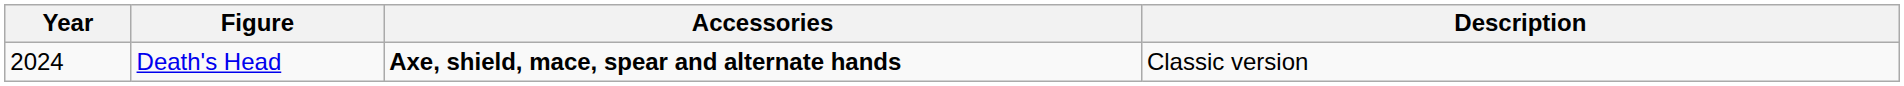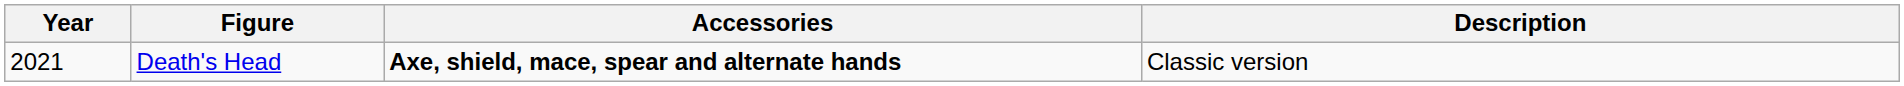(37, 61) 2024 -> (37, 61) 2021
